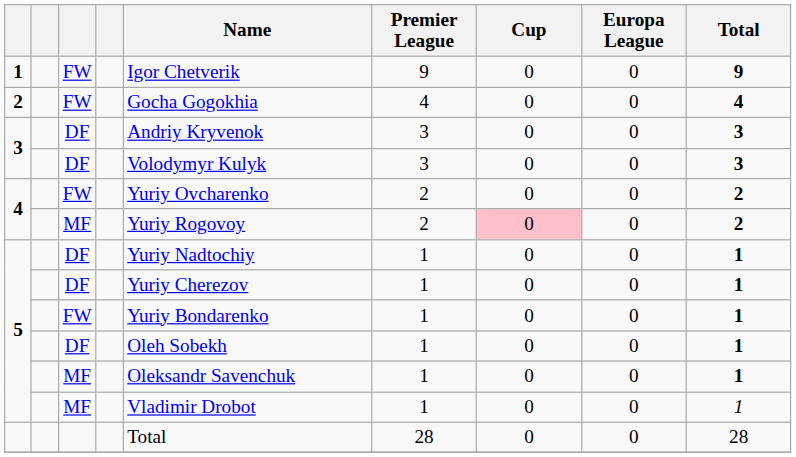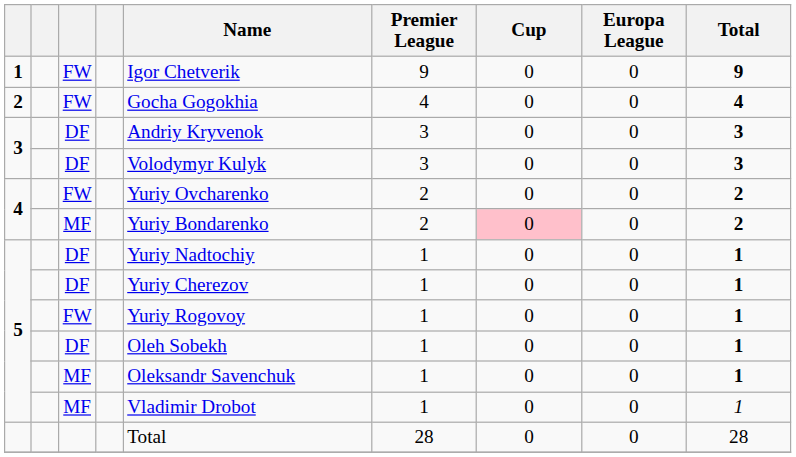(186, 224) Yuriy Rogovoy -> (198, 224) Yuriy Bondarenko
(198, 315) Yuriy Bondarenko -> (186, 315) Yuriy Rogovoy
